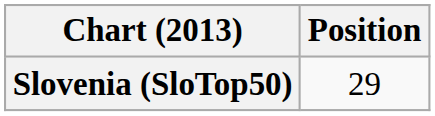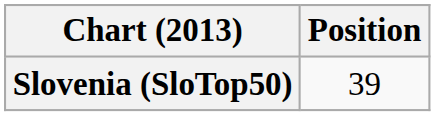(365, 82) 29 -> (365, 82) 39
